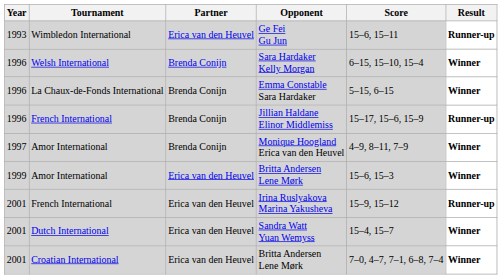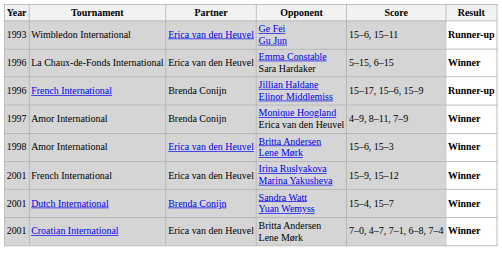- row: (70, 63)
(197, 91) Brenda Conijn -> (211, 63) Erica van den Heuvel
(17, 175) 1999 -> (17, 147) 1998
(471, 204) Runner-up -> (464, 175) Winner
(211, 232) Erica van den Heuvel -> (197, 204) Brenda Conijn
